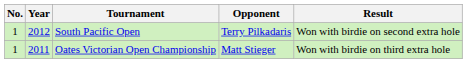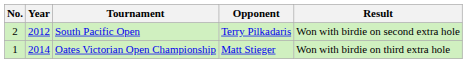(15, 31) 1 -> (15, 31) 2
(39, 49) 2011 -> (39, 49) 2014
